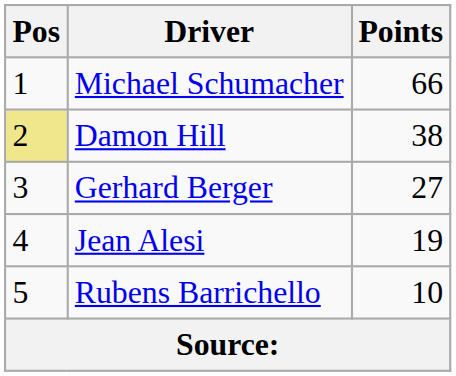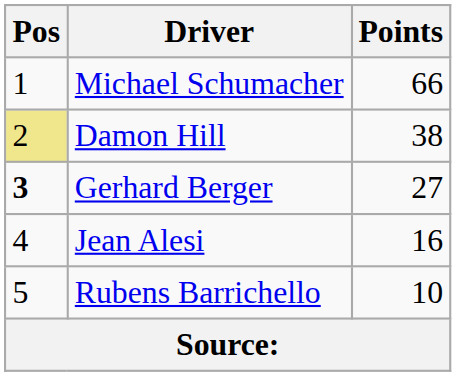(20, 188) normal -> (20, 188) bold
(427, 240) 19 -> (427, 240) 16
